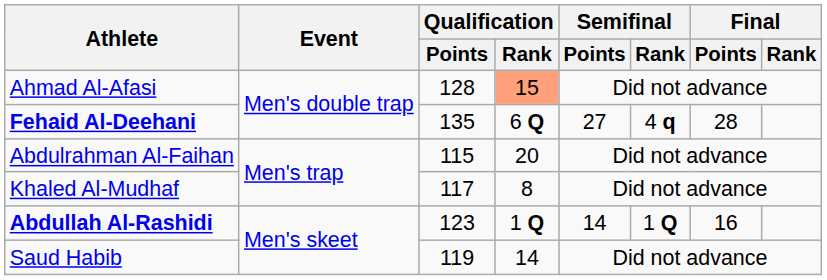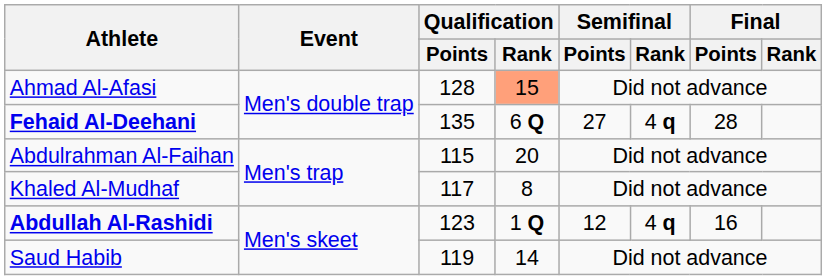(595, 224) 14 -> (595, 224) 12
(660, 224) 1 Q -> (660, 224) 4 q
